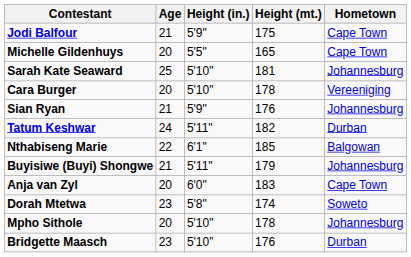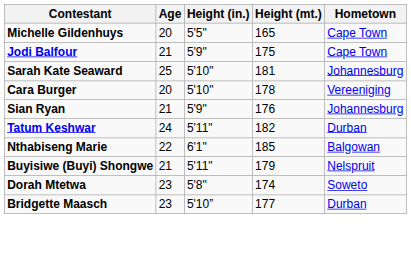rows swapped: (65, 52) <-> (42, 33)
(365, 166) Johannesburg -> (351, 166) Nelspruit
- row: (42, 185)
- row: (45, 223)
(265, 242) 176 -> (265, 204) 177
